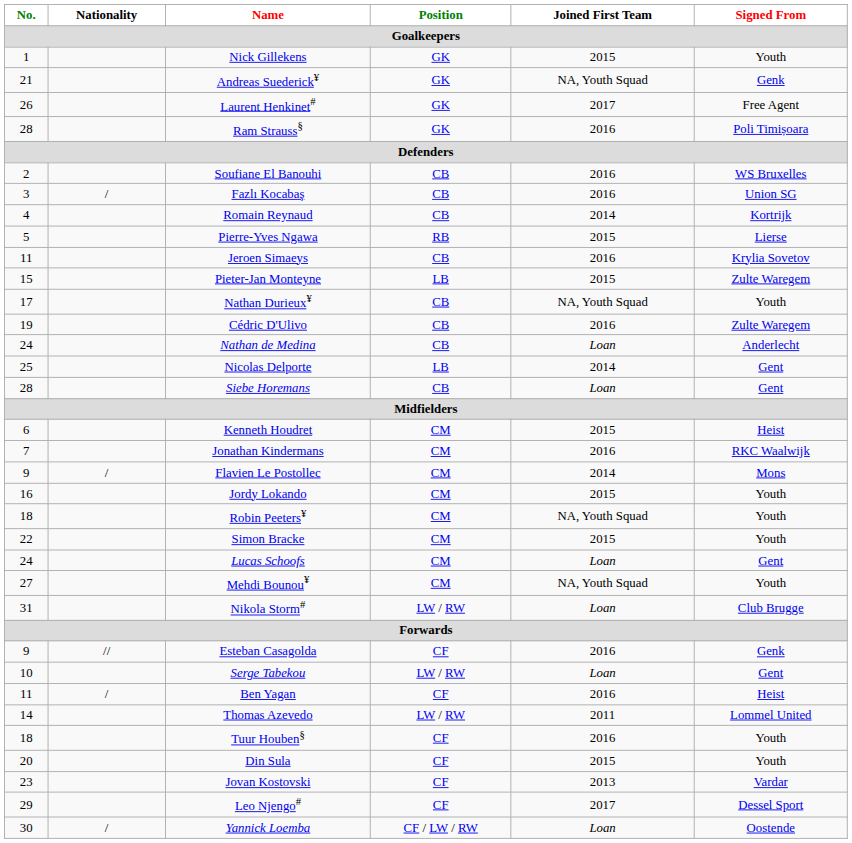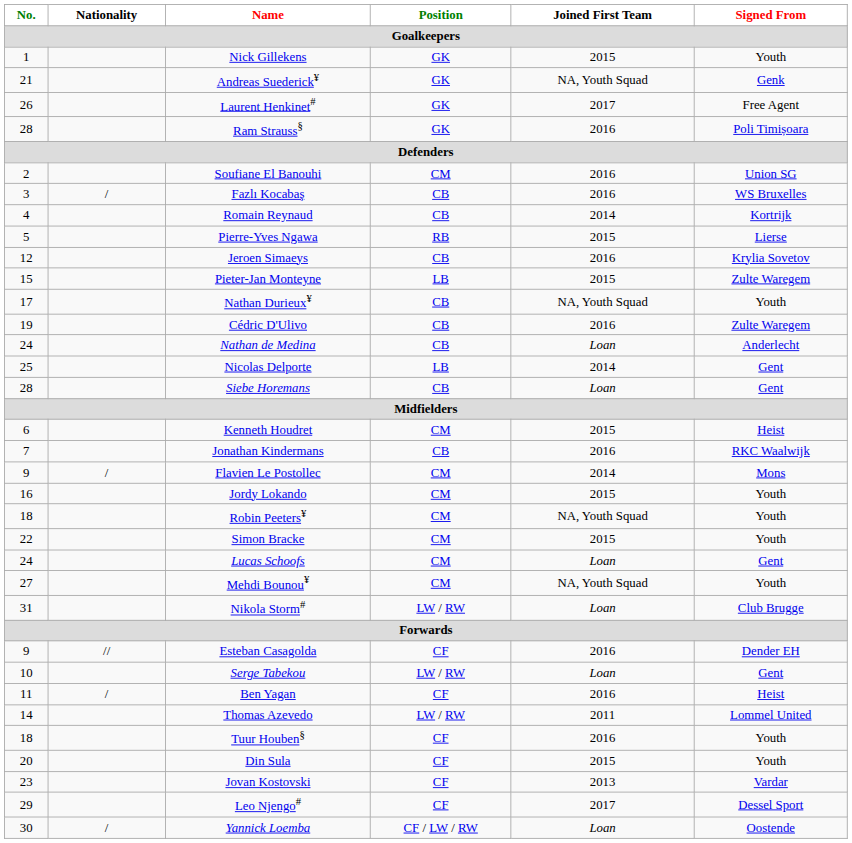(441, 173) CB -> (441, 173) CM
(771, 173) WS Bruxelles -> (771, 173) Union SG
(771, 194) Union SG -> (771, 194) WS Bruxelles
(26, 258) 11 -> (26, 258) 12
(441, 451) CM -> (441, 451) CB
(771, 652) Genk -> (771, 652) Dender EH
